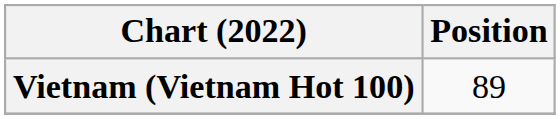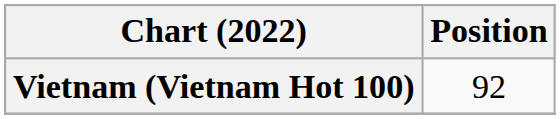(489, 85) 89 -> (489, 85) 92
